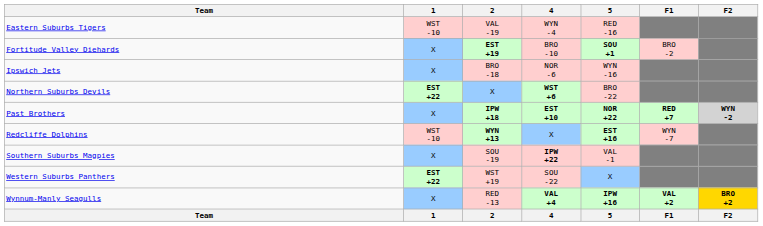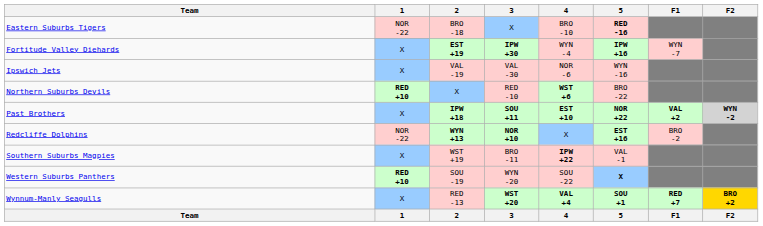+ column: (511, 11)
(433, 28) WST -10 -> (402, 28) NOR -22
(492, 28) VAL -19 -> (457, 28) BRO -18
(551, 28) WYN -4 -> (566, 28) BRO -10
(610, 28) normal -> (621, 28) bold
(551, 49) BRO -10 -> (566, 49) WYN -4
(610, 49) SOU +1 -> (621, 49) IPW +16
(669, 49) BRO -2 -> (676, 49) WYN -7
(492, 70) BRO -18 -> (457, 70) VAL -19
(433, 92) EST +22 -> (402, 92) RED +10
(669, 113) RED +7 -> (676, 113) VAL +2
(433, 134) WST -10 -> (402, 134) NOR -22
(669, 134) WYN -7 -> (676, 134) BRO -2
(492, 156) SOU -19 -> (457, 156) WST +19
(433, 177) EST +22 -> (402, 177) RED +10
(492, 177) WST +19 -> (457, 177) SOU -19
(610, 177) normal -> (621, 177) bold
(610, 198) IPW +16 -> (621, 198) SOU +1
(669, 198) VAL +2 -> (676, 198) RED +7
